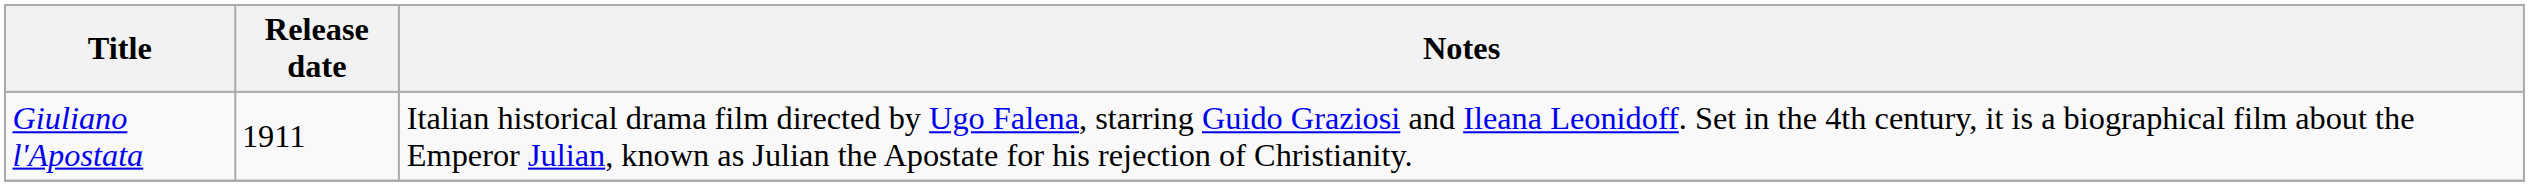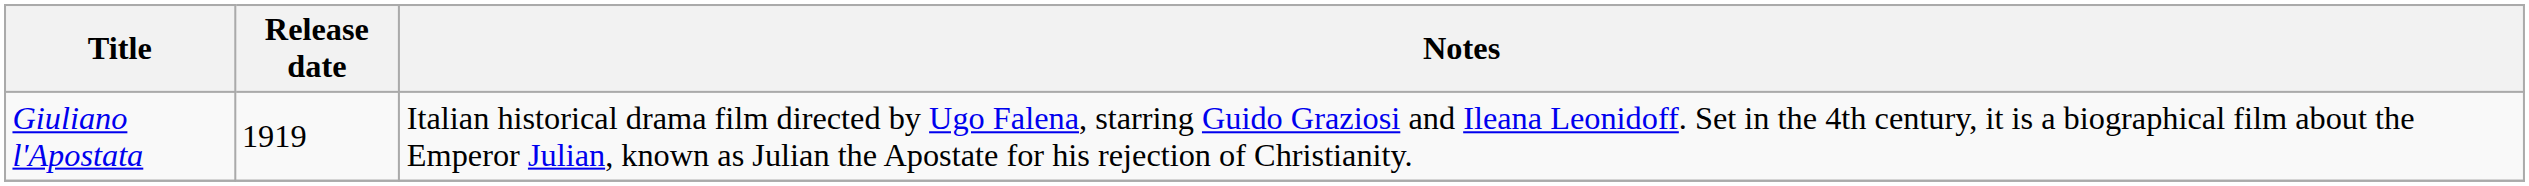(274, 135) 1911 -> (274, 135) 1919
